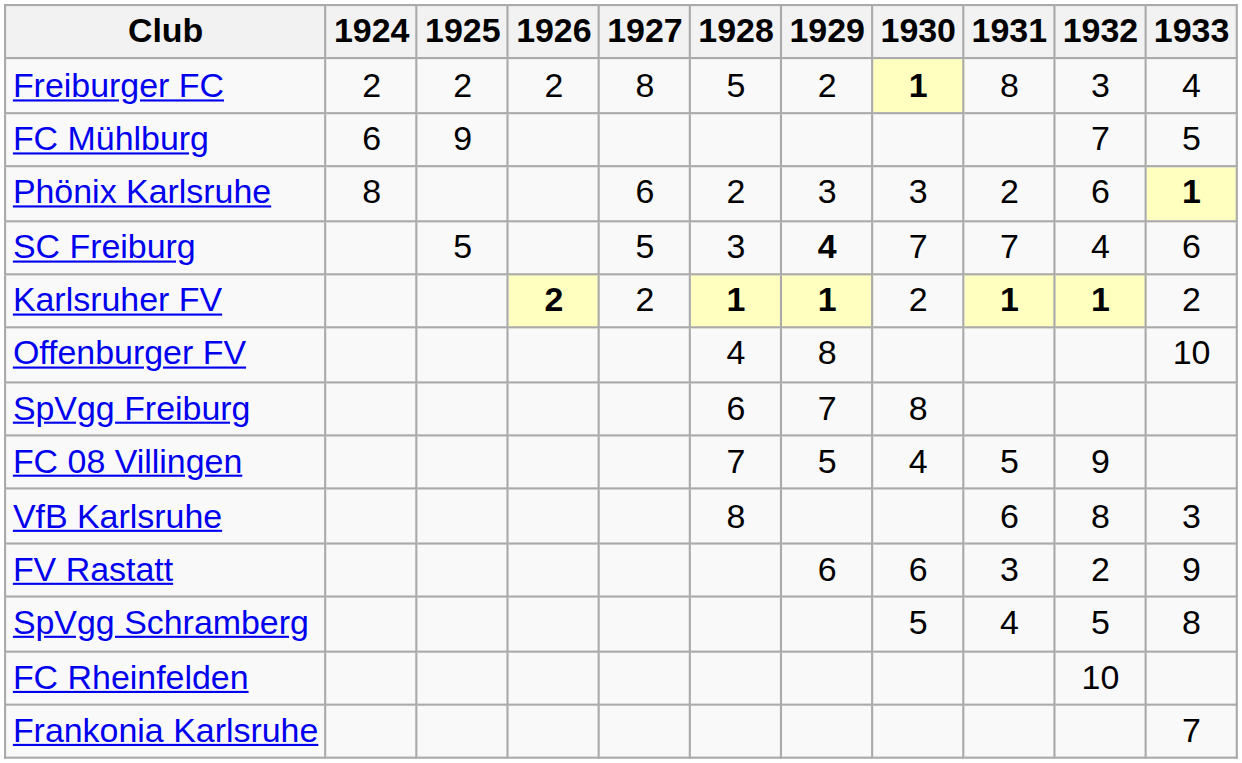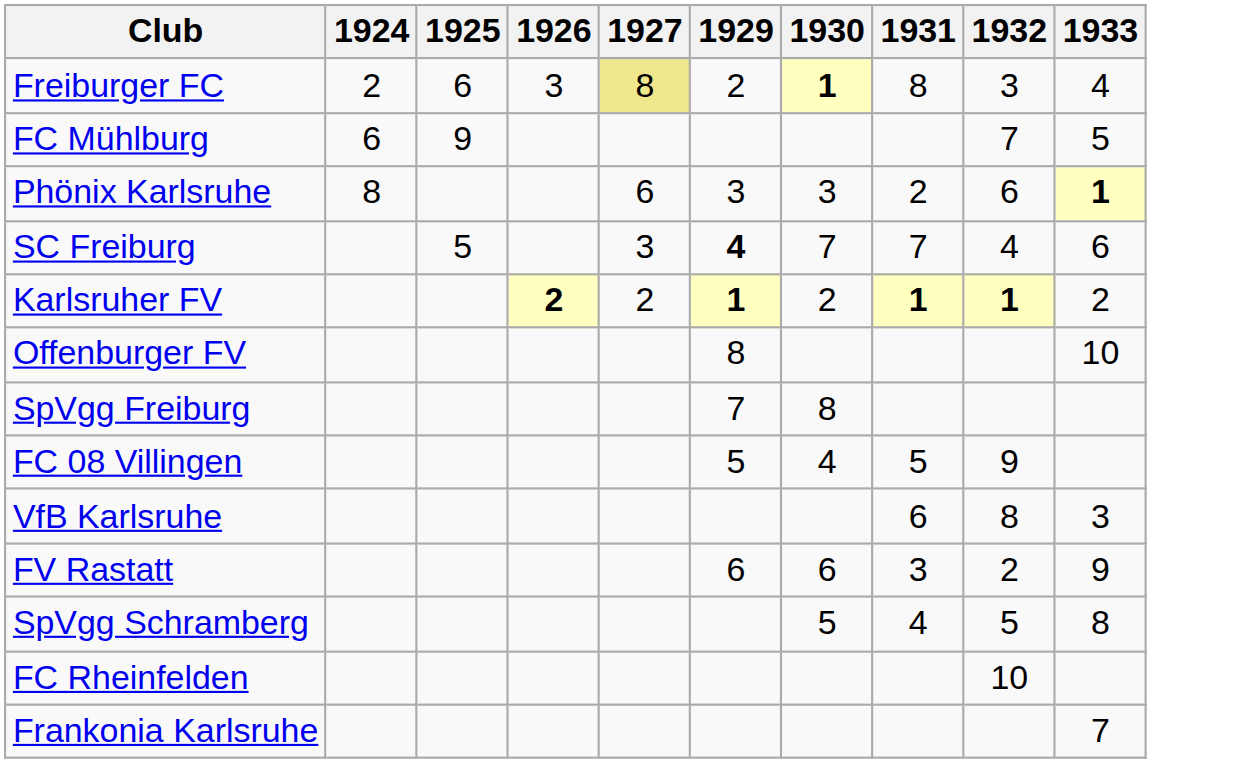- column: (736, 31)
(463, 85) 2 -> (463, 85) 6
(554, 85) 2 -> (554, 85) 3
(645, 85) no background -> (645, 85) khaki background
(645, 246) 5 -> (645, 246) 3
